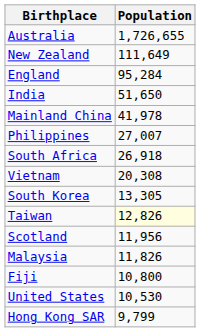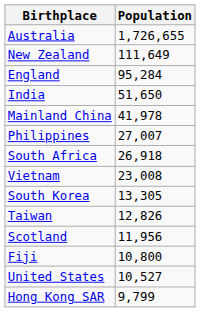(140, 176) 20,308 -> (140, 176) 23,008
(140, 216) lightyellow background -> (140, 216) no background
- row: (37, 256)
(140, 297) 10,530 -> (140, 277) 10,527
